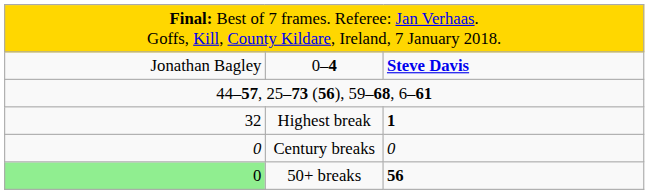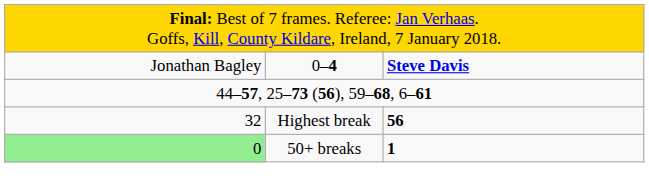(391, 120) 1 -> (395, 120) 56
- row: (324, 148)
(395, 176) 56 -> (391, 148) 1
